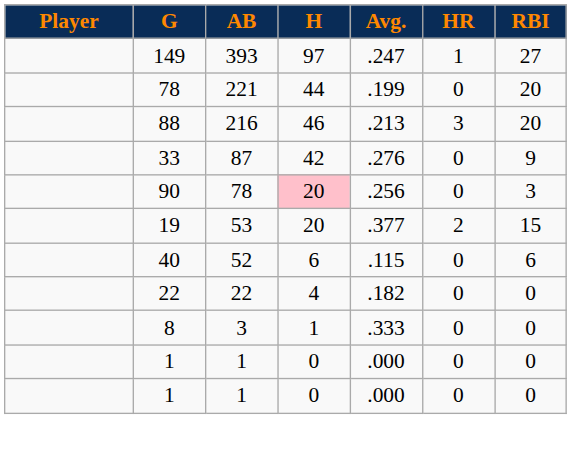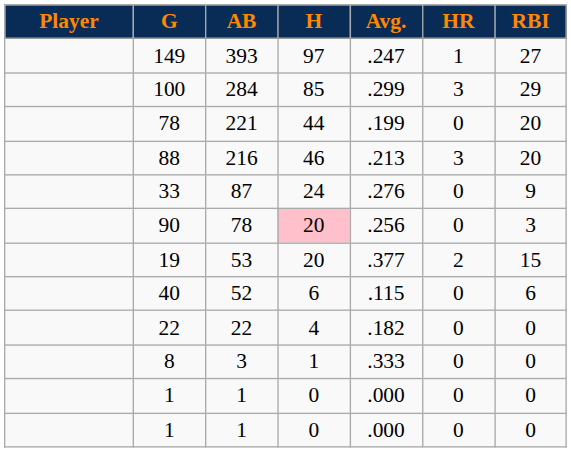+ row: (169, 89)
(314, 157) 42 -> (314, 191) 24
